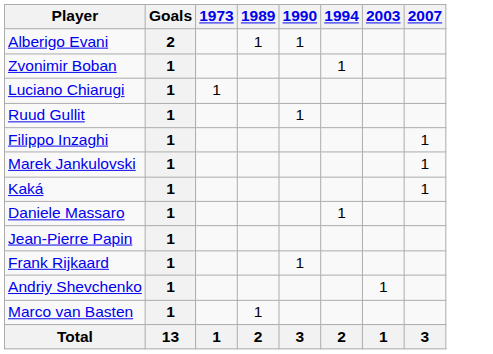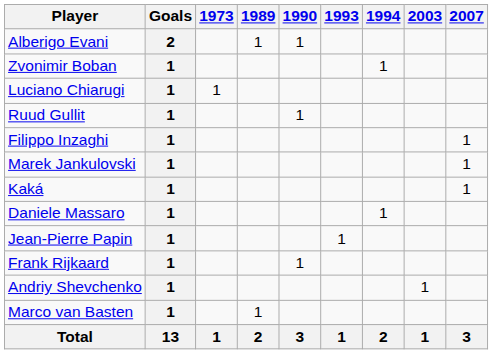+ column: (342, 16)
